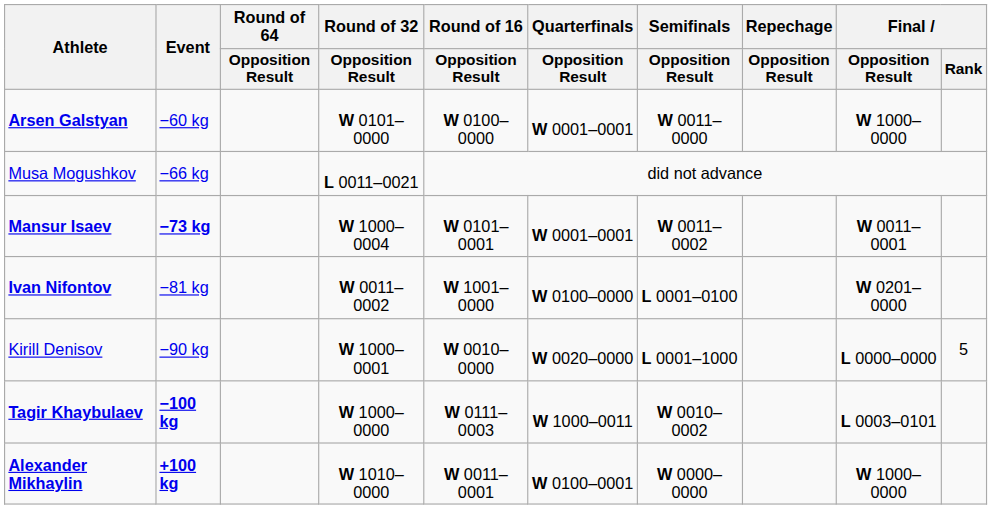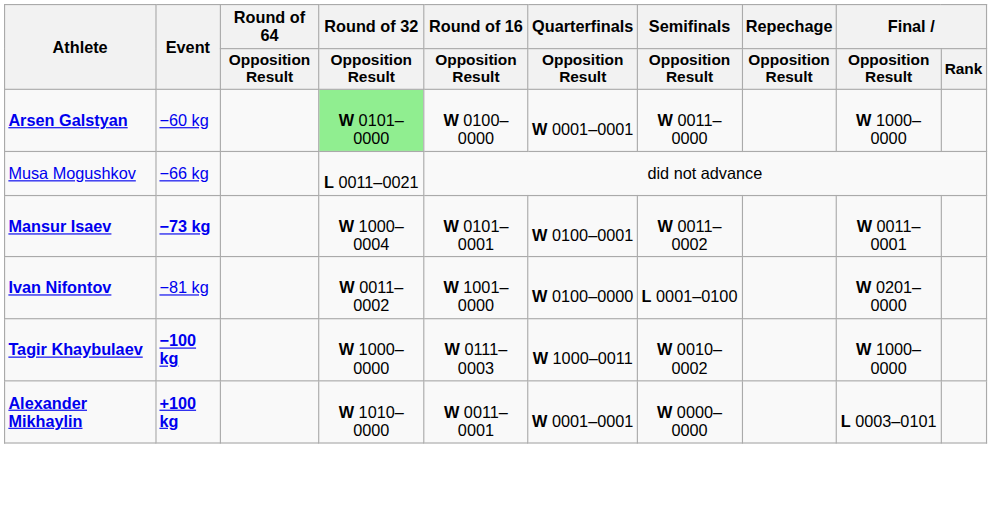(371, 130) no background -> (371, 130) lightgreen background
(583, 236) W 0001–0001 -> (583, 236) W 0100–0001
- row: (55, 350)
(889, 421) L 0003–0101 -> (889, 359) W 1000–0000
(583, 483) W 0100–0001 -> (583, 421) W 0001–0001
(889, 483) W 1000–0000 -> (889, 421) L 0003–0101
